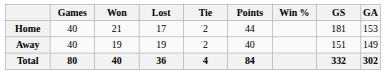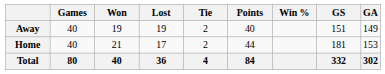rows swapped: (28, 28) <-> (28, 45)
